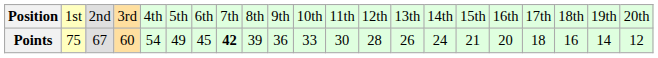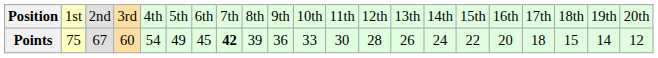(473, 40) 21 -> (473, 40) 22
(571, 40) 16 -> (571, 40) 15
